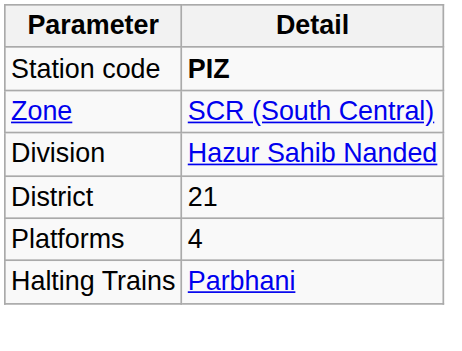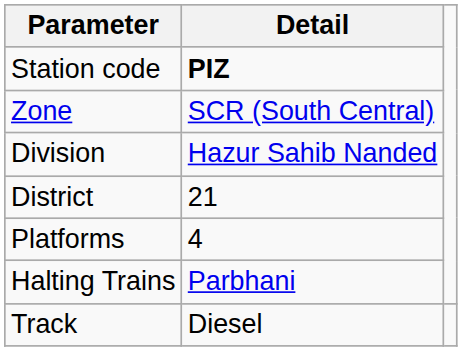+ row: (44, 324)
